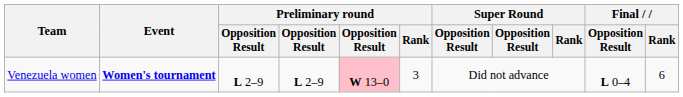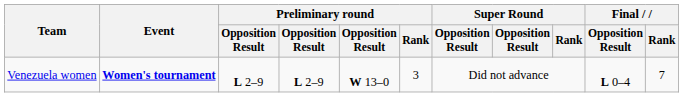(369, 82) pink background -> (369, 82) no background
(662, 75) 6 -> (662, 75) 7
